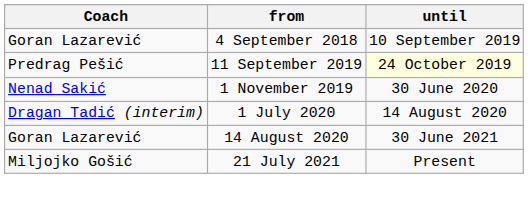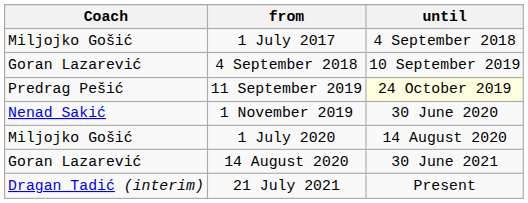+ row: (286, 41)
(106, 113) Dragan Tadić (interim) -> (70, 137) Miljojko Gošić
(70, 162) Miljojko Gošić -> (106, 186) Dragan Tadić (interim)
